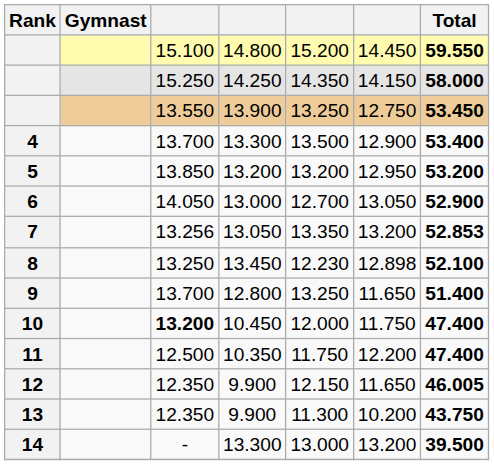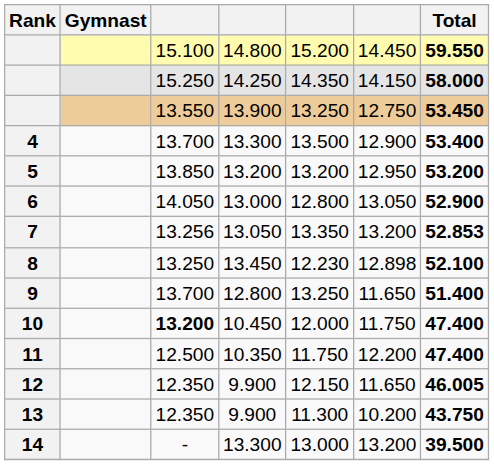(320, 202) 12.700 -> (320, 202) 12.800
